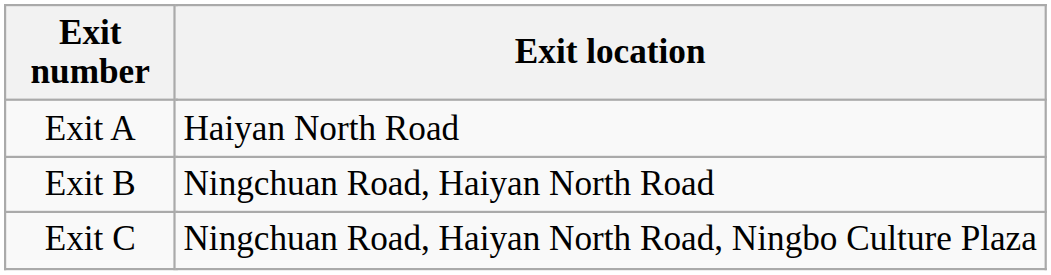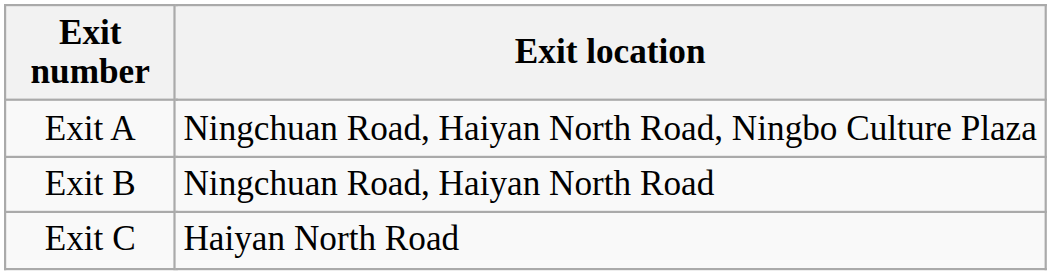(321, 127) Haiyan North Road -> (610, 127) Ningchuan Road, Haiyan North Road, Ningbo Culture Plaza
(610, 239) Ningchuan Road, Haiyan North Road, Ningbo Culture Plaza -> (321, 239) Haiyan North Road
